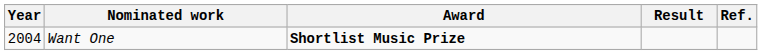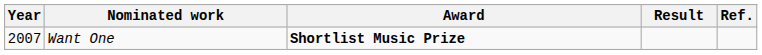(25, 39) 2004 -> (25, 39) 2007
